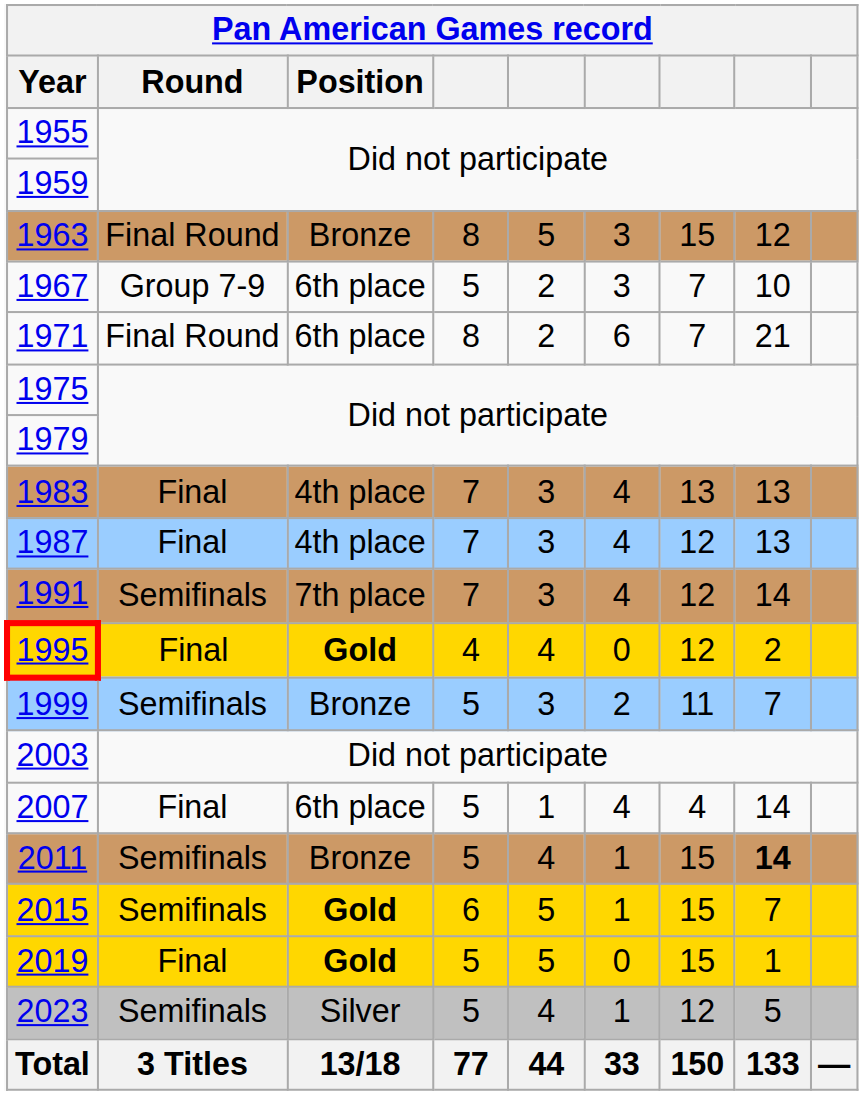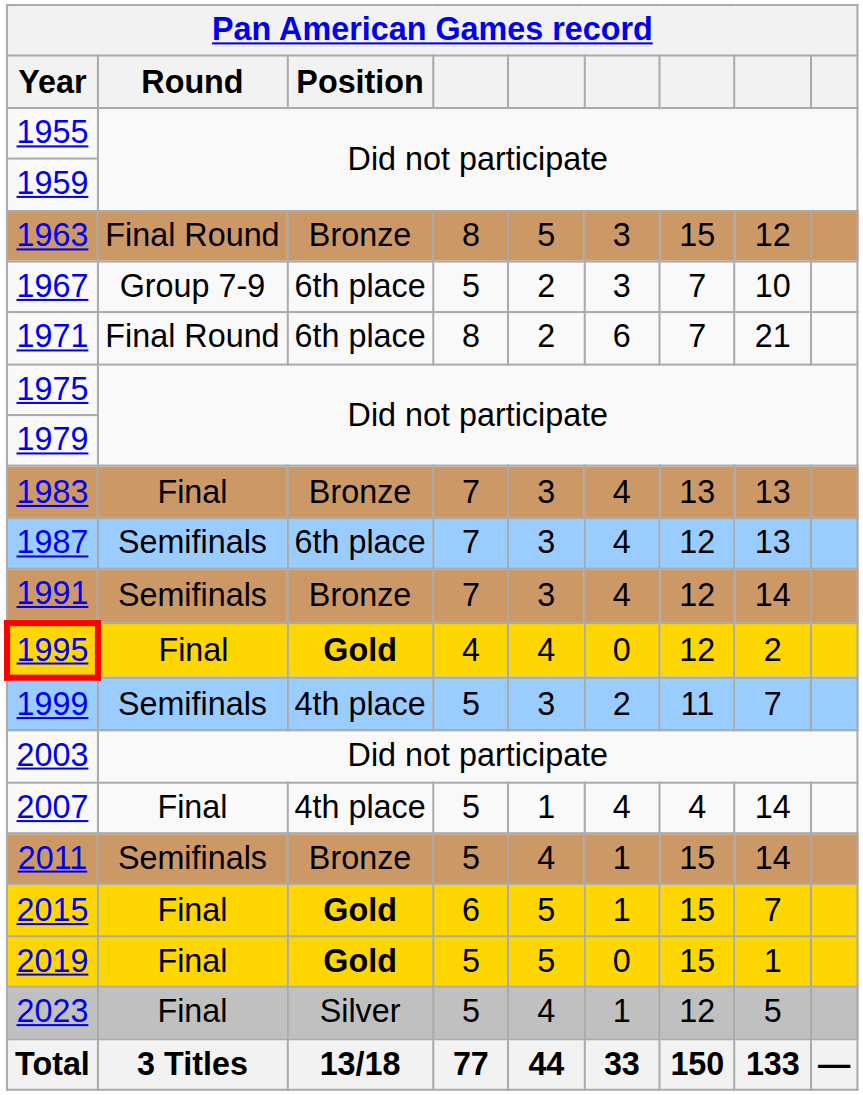(360, 491) 4th place -> (360, 491) Bronze
(192, 542) Final -> (192, 542) Semifinals
(360, 542) 4th place -> (360, 542) 6th place
(360, 594) 7th place -> (360, 594) Bronze
(360, 703) Bronze -> (360, 703) 4th place
(360, 807) 6th place -> (360, 807) 4th place
(773, 858) bold -> (773, 858) normal
(192, 909) Semifinals -> (192, 909) Final
(192, 1012) Semifinals -> (192, 1012) Final
